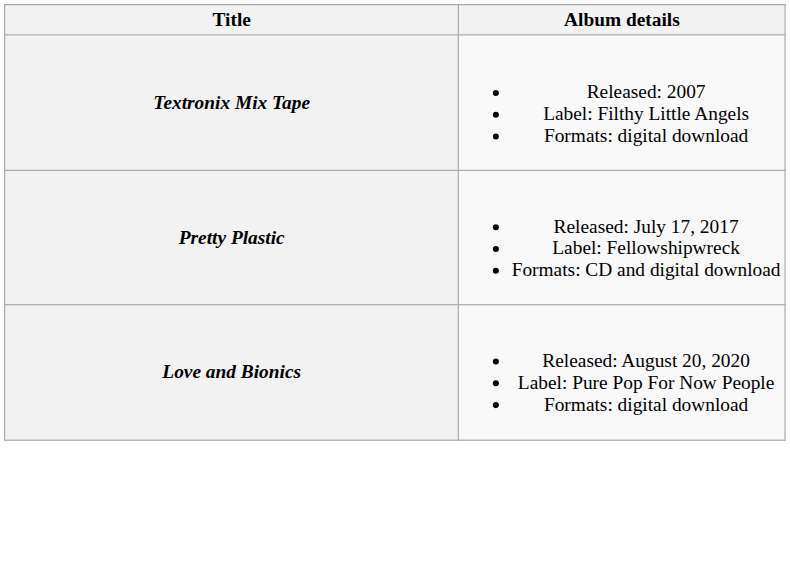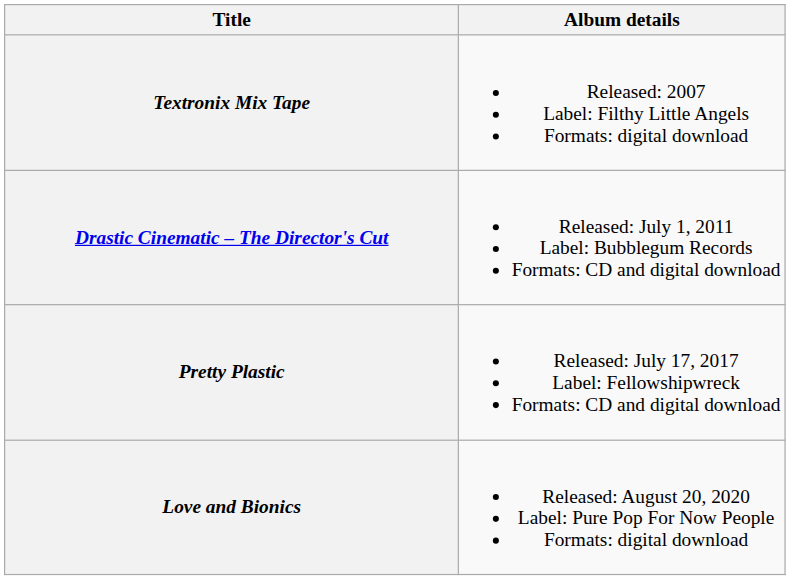+ row: (232, 237)
